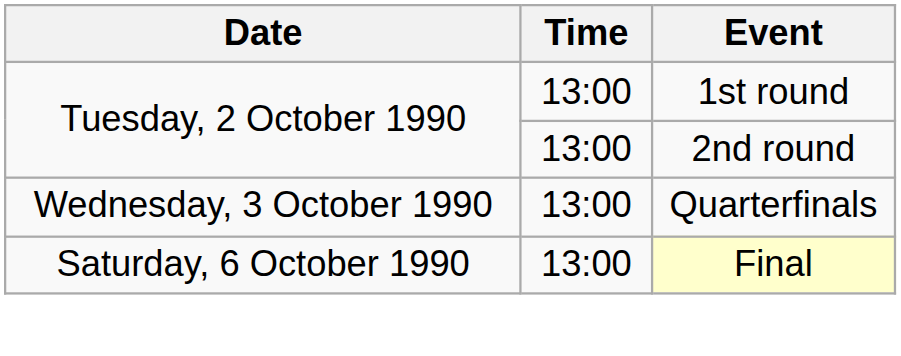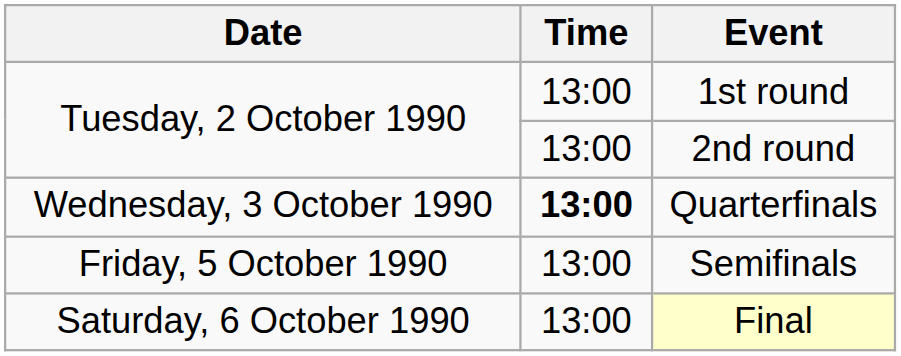(586, 206) normal -> (586, 206) bold
+ row: (773, 263)
